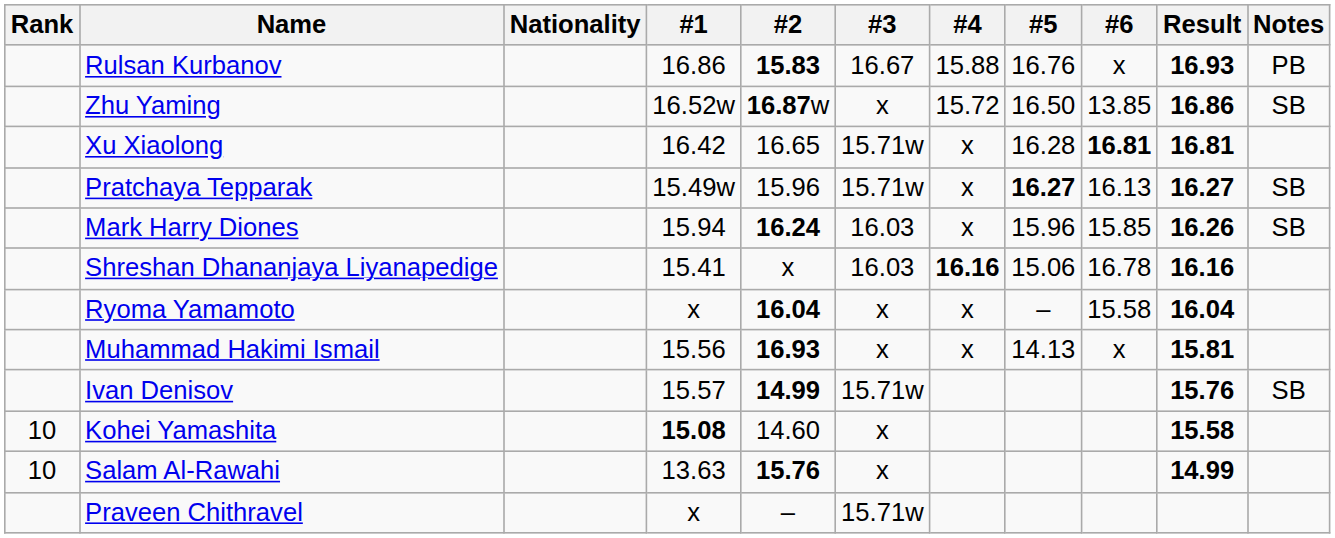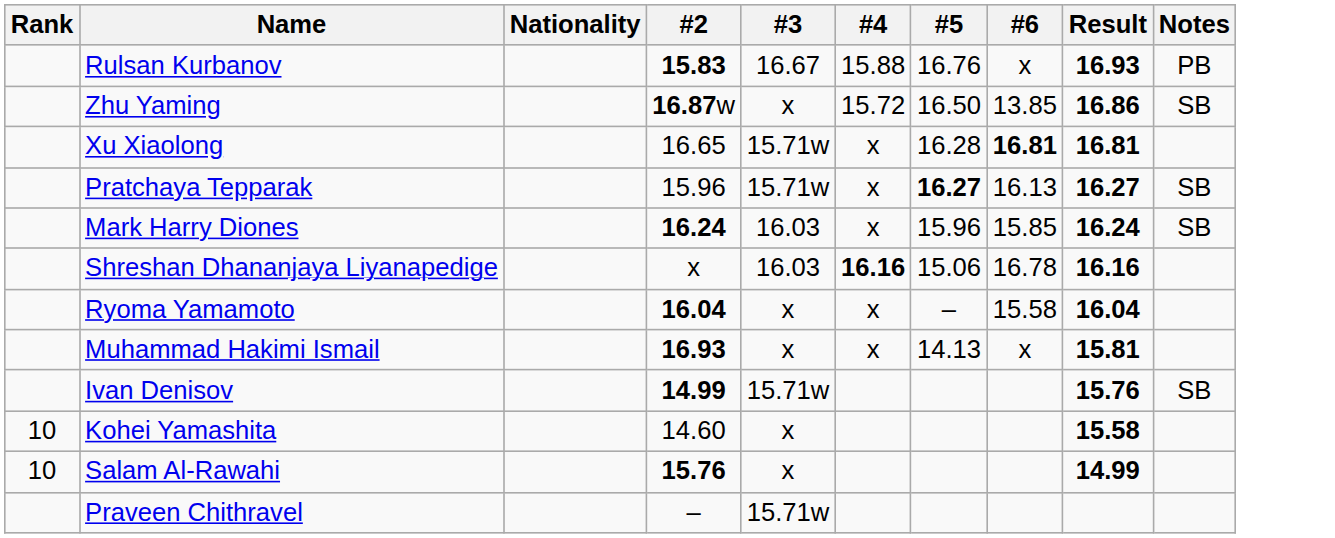- column: (694, 24)
(1202, 227) 16.26 -> (1108, 227) 16.24
